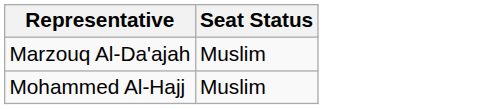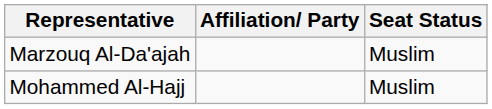+ column: (280, 20)
